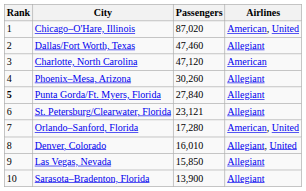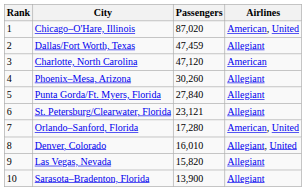(190, 46) 47,460 -> (190, 46) 47,459
(9, 95) bold -> (9, 95) normal
(190, 161) 15,850 -> (190, 161) 15,820
